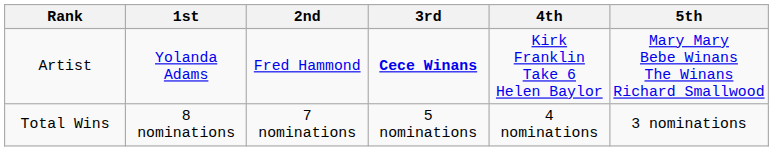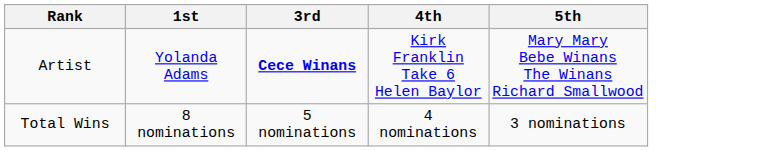- column: (307, 17)
